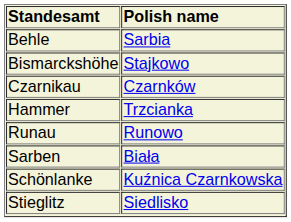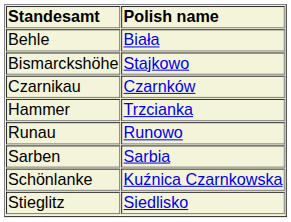(147, 40) Sarbia -> (142, 40) Biała
(142, 156) Biała -> (147, 156) Sarbia
